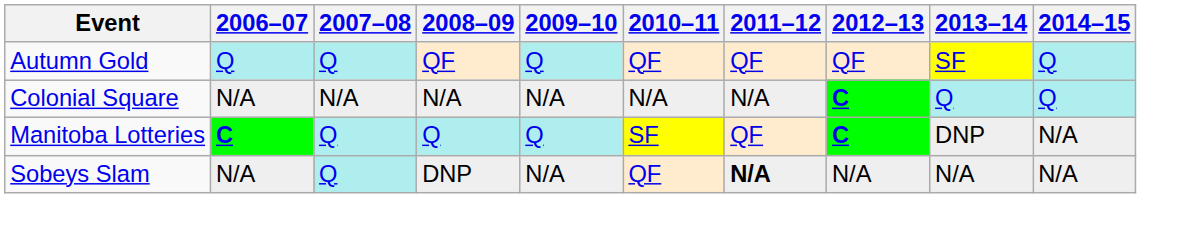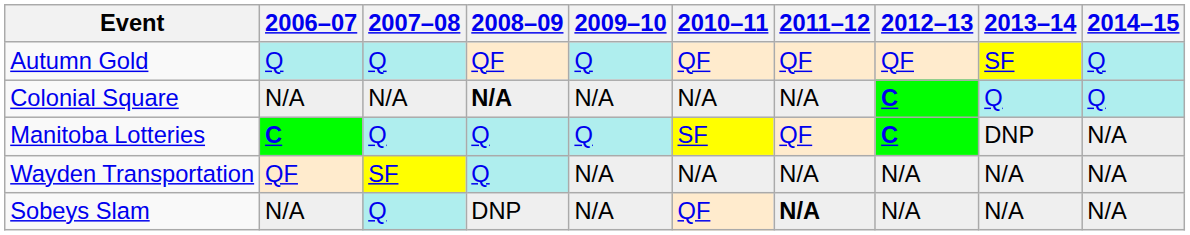(442, 98) normal -> (492, 98) bold
+ row: (132, 173)
